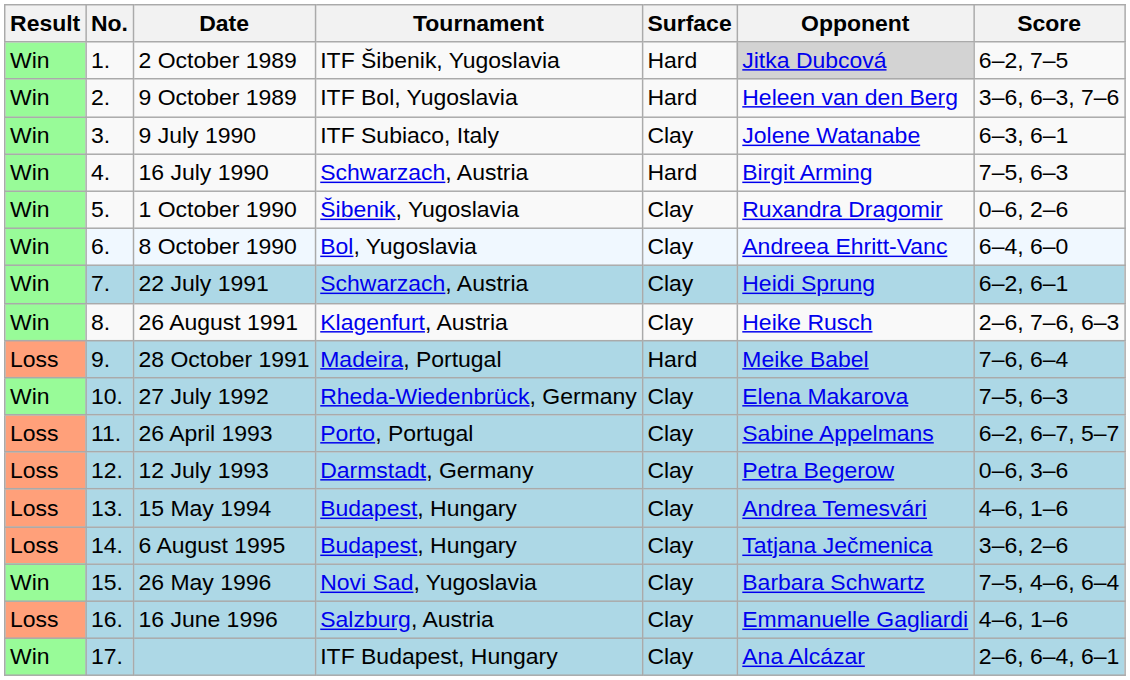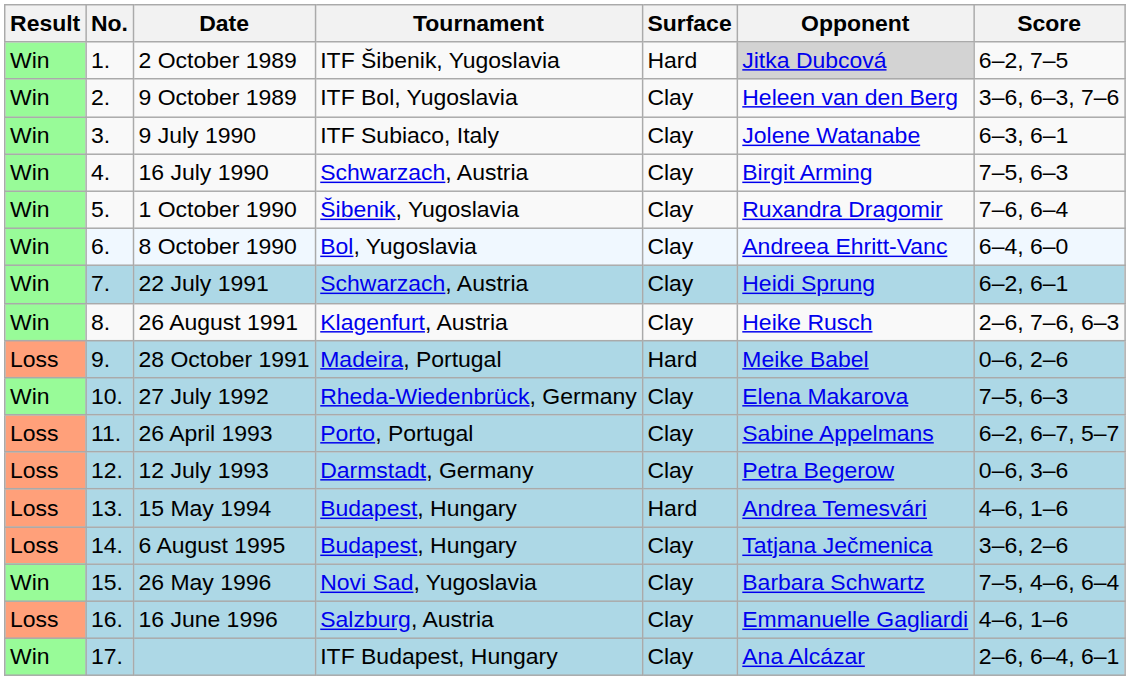(672, 97) Hard -> (670, 97) Clay
(672, 171) Hard -> (670, 171) Clay
(1024, 209) 0–6, 2–6 -> (1024, 209) 7–6, 6–4
(1024, 358) 7–6, 6–4 -> (1024, 358) 0–6, 2–6
(670, 507) Clay -> (672, 507) Hard
